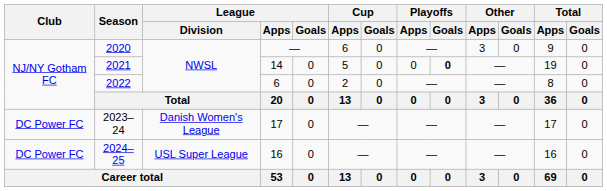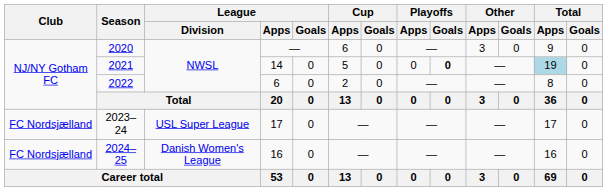(550, 65) no background -> (550, 65) lightblue background
(49, 124) DC Power FC -> (51, 124) FC Nordsjælland
(201, 124) Danish Women's League -> (202, 124) USL Super League
(49, 154) DC Power FC -> (51, 154) FC Nordsjælland
(201, 154) USL Super League -> (202, 154) Danish Women's League
